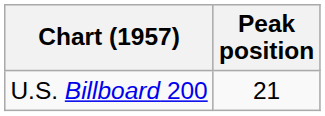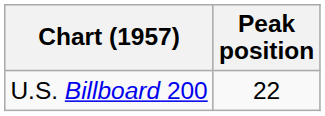(267, 90) 21 -> (267, 90) 22
